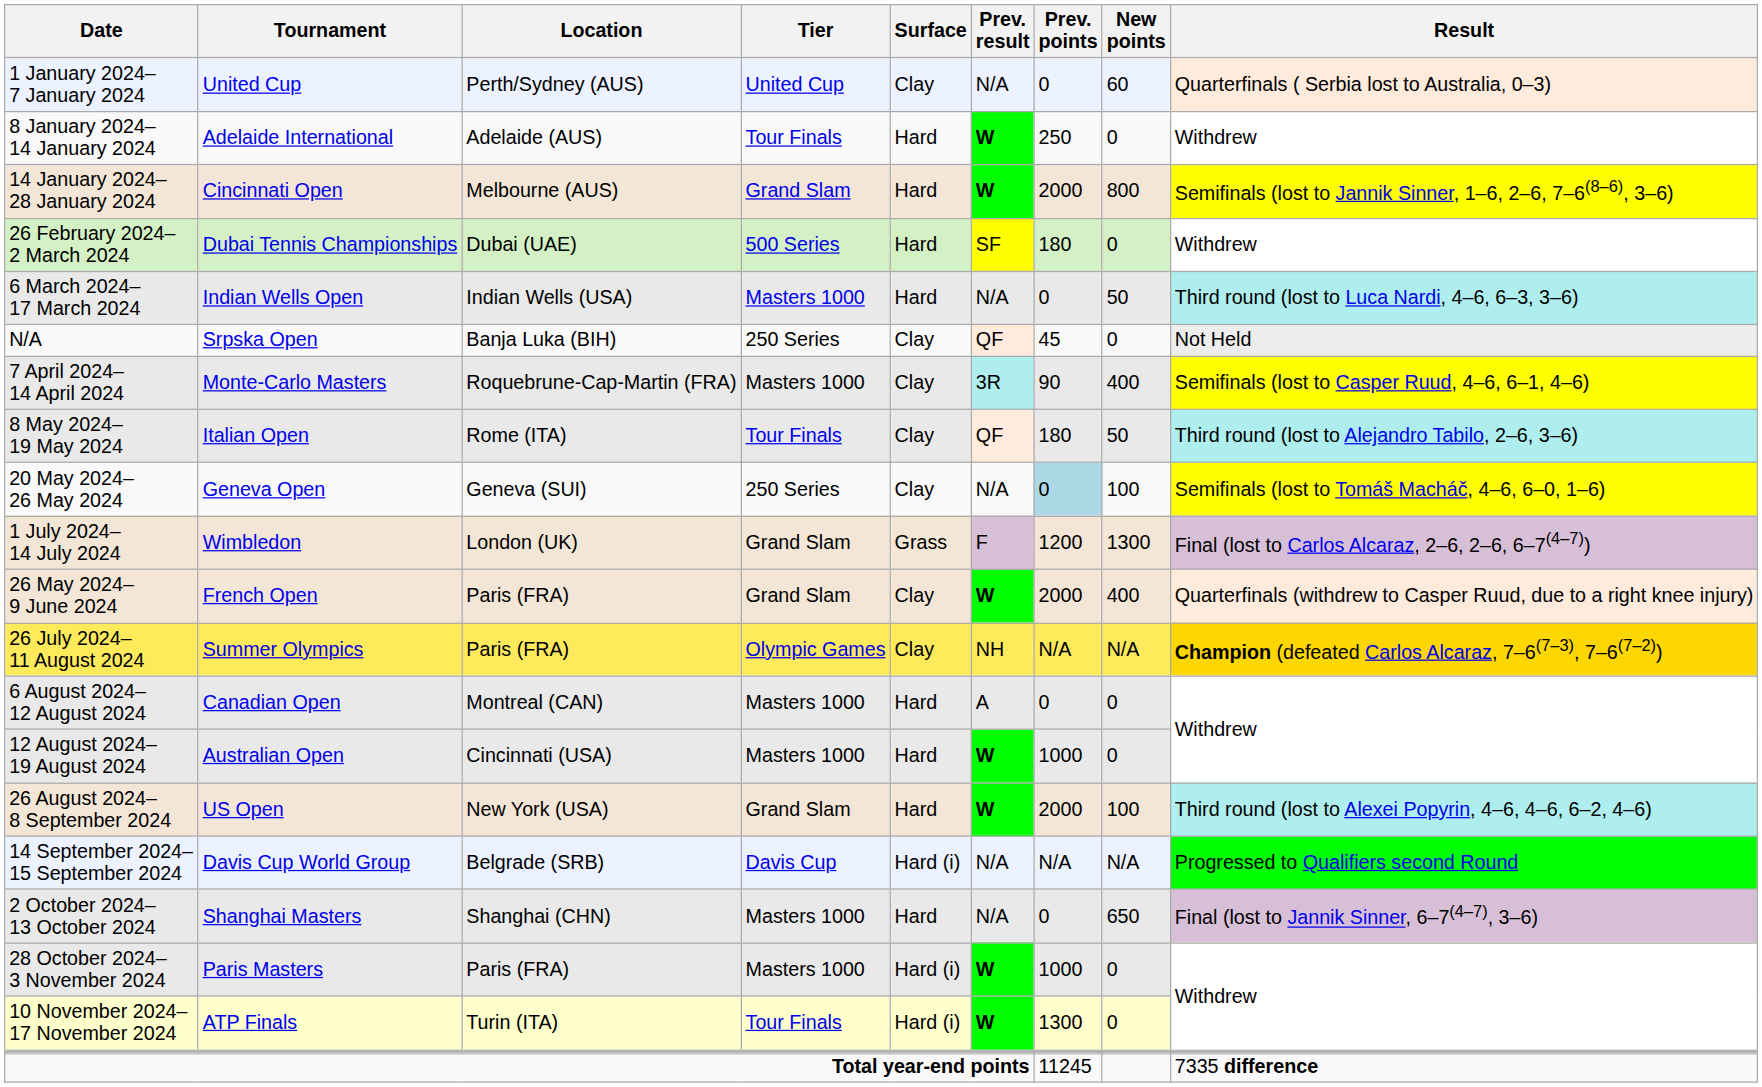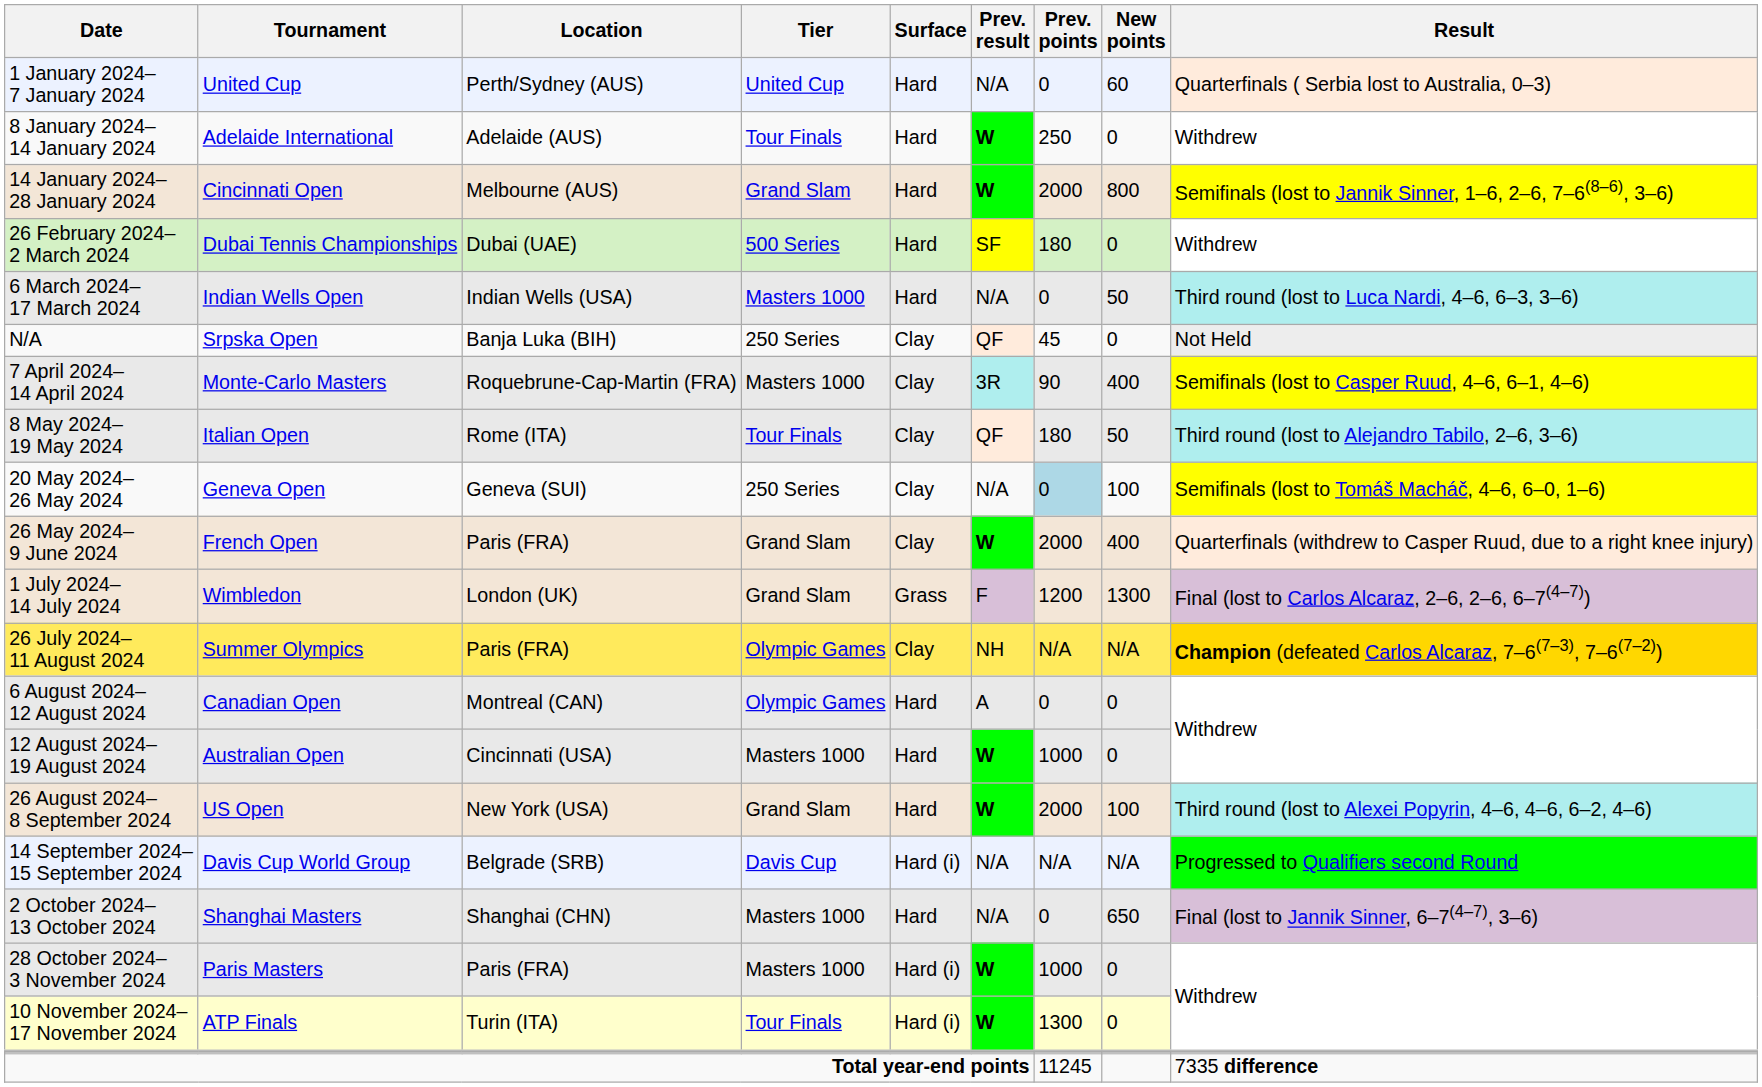(914, 84) Clay -> (916, 84) Hard
rows swapped: (72, 595) <-> (65, 542)
(805, 702) Masters 1000 -> (816, 702) Olympic Games
